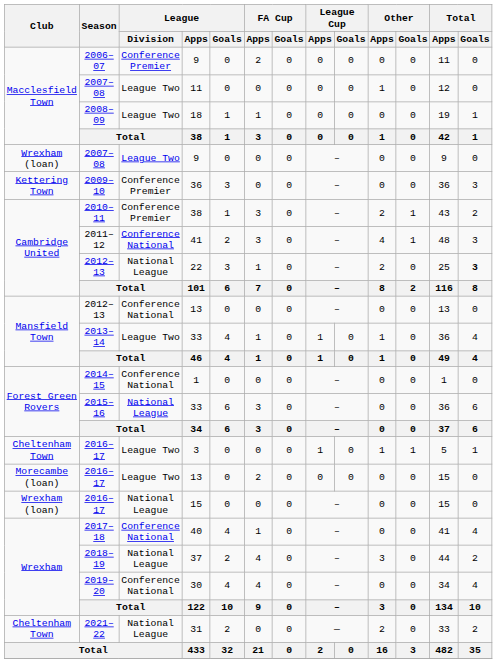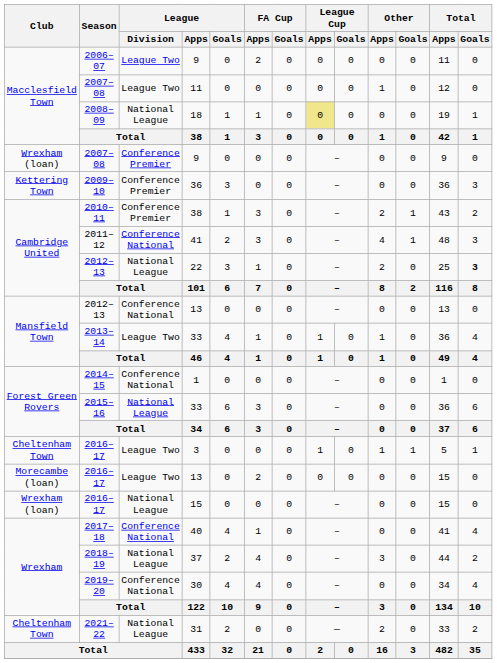(151, 61) Conference Premier -> (151, 61) League Two
(151, 115) League Two -> (151, 115) National League
(320, 115) no background -> (320, 115) khaki background
(151, 158) League Two -> (151, 158) Conference Premier
